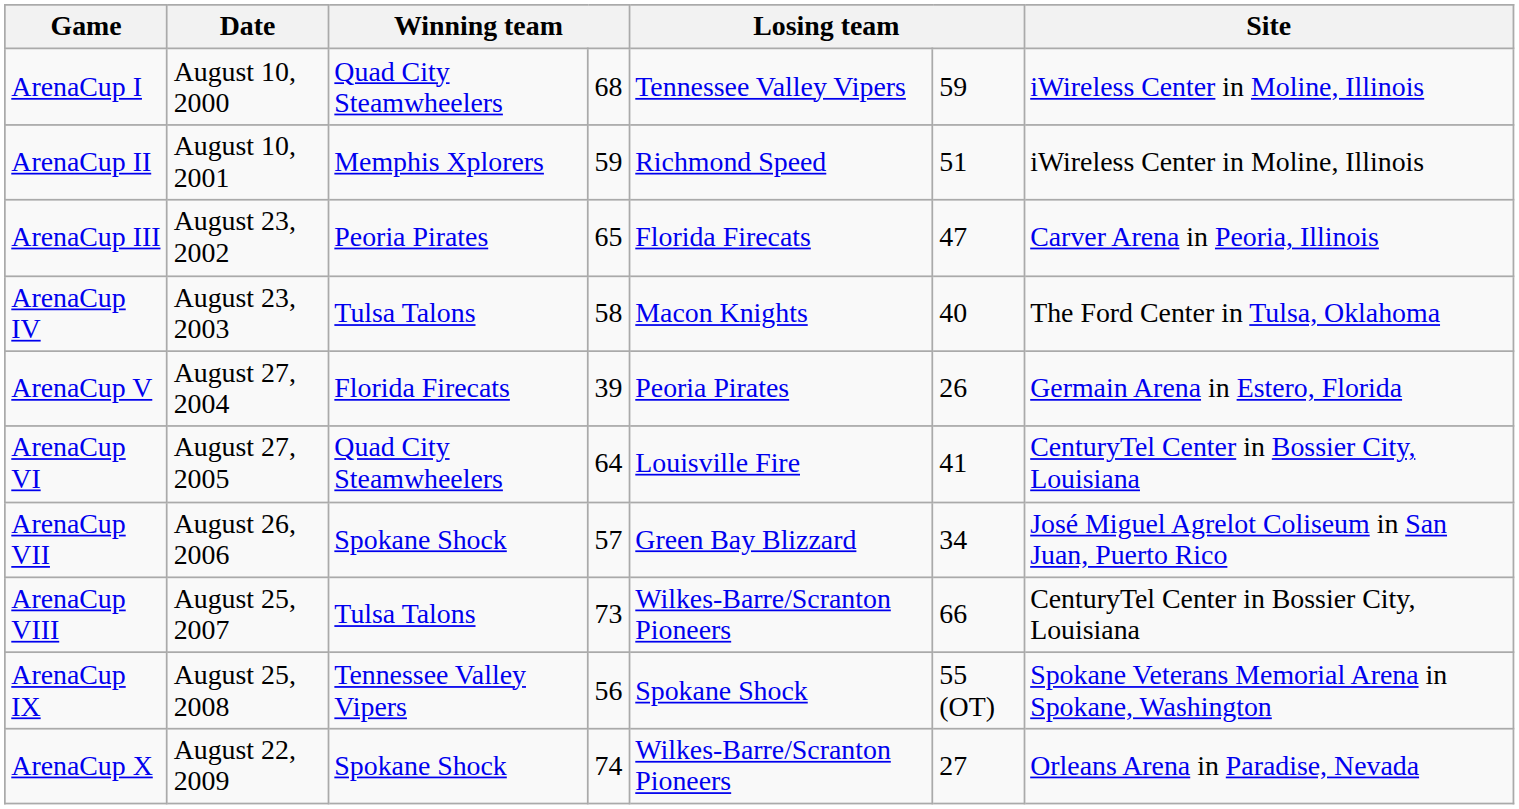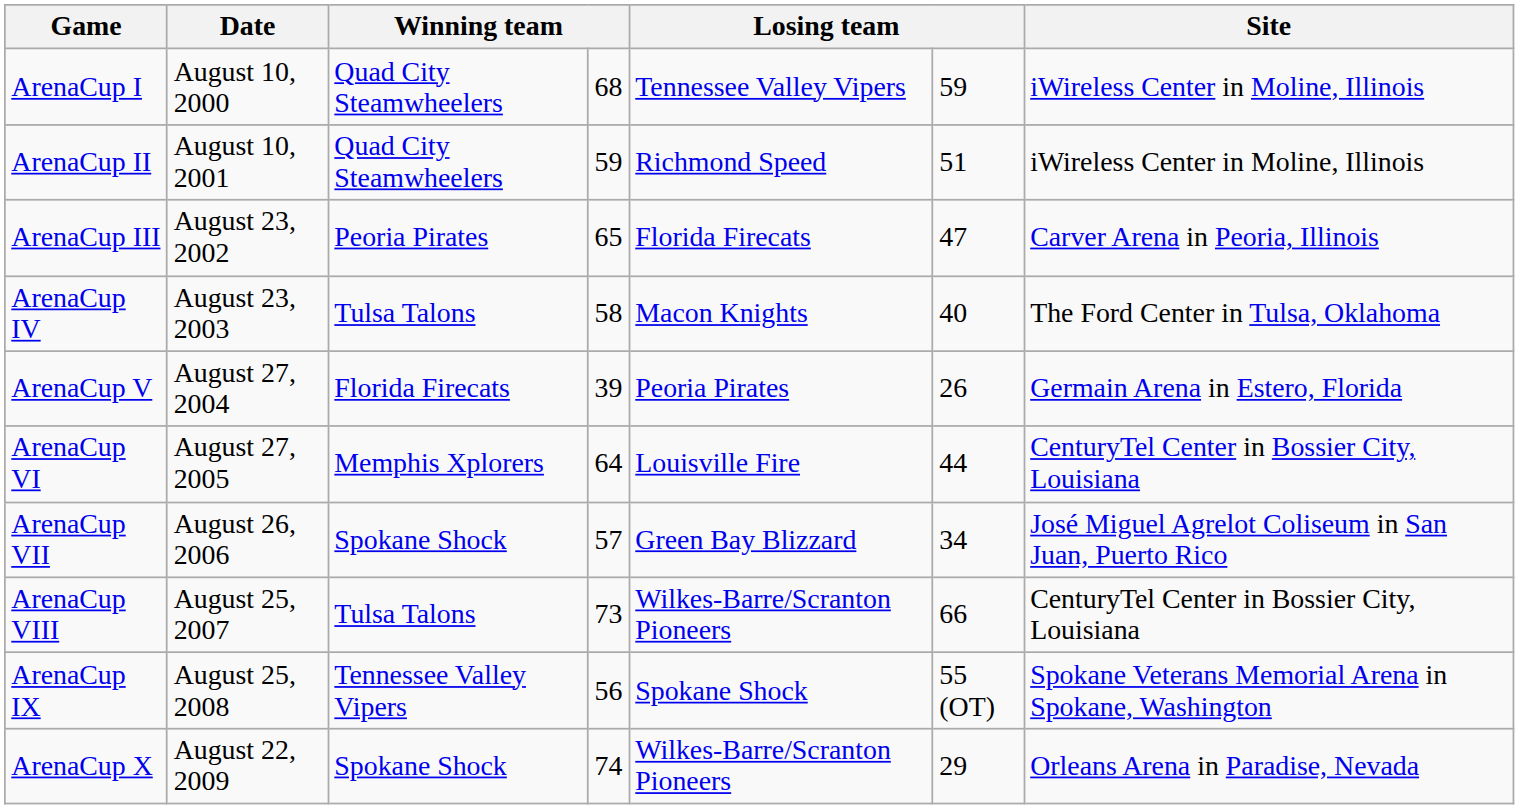(439, 161) Memphis Xplorers -> (419, 161) Quad City Steamwheelers
(419, 463) Quad City Steamwheelers -> (439, 463) Memphis Xplorers
(953, 463) 41 -> (953, 463) 44
(953, 765) 27 -> (953, 765) 29
